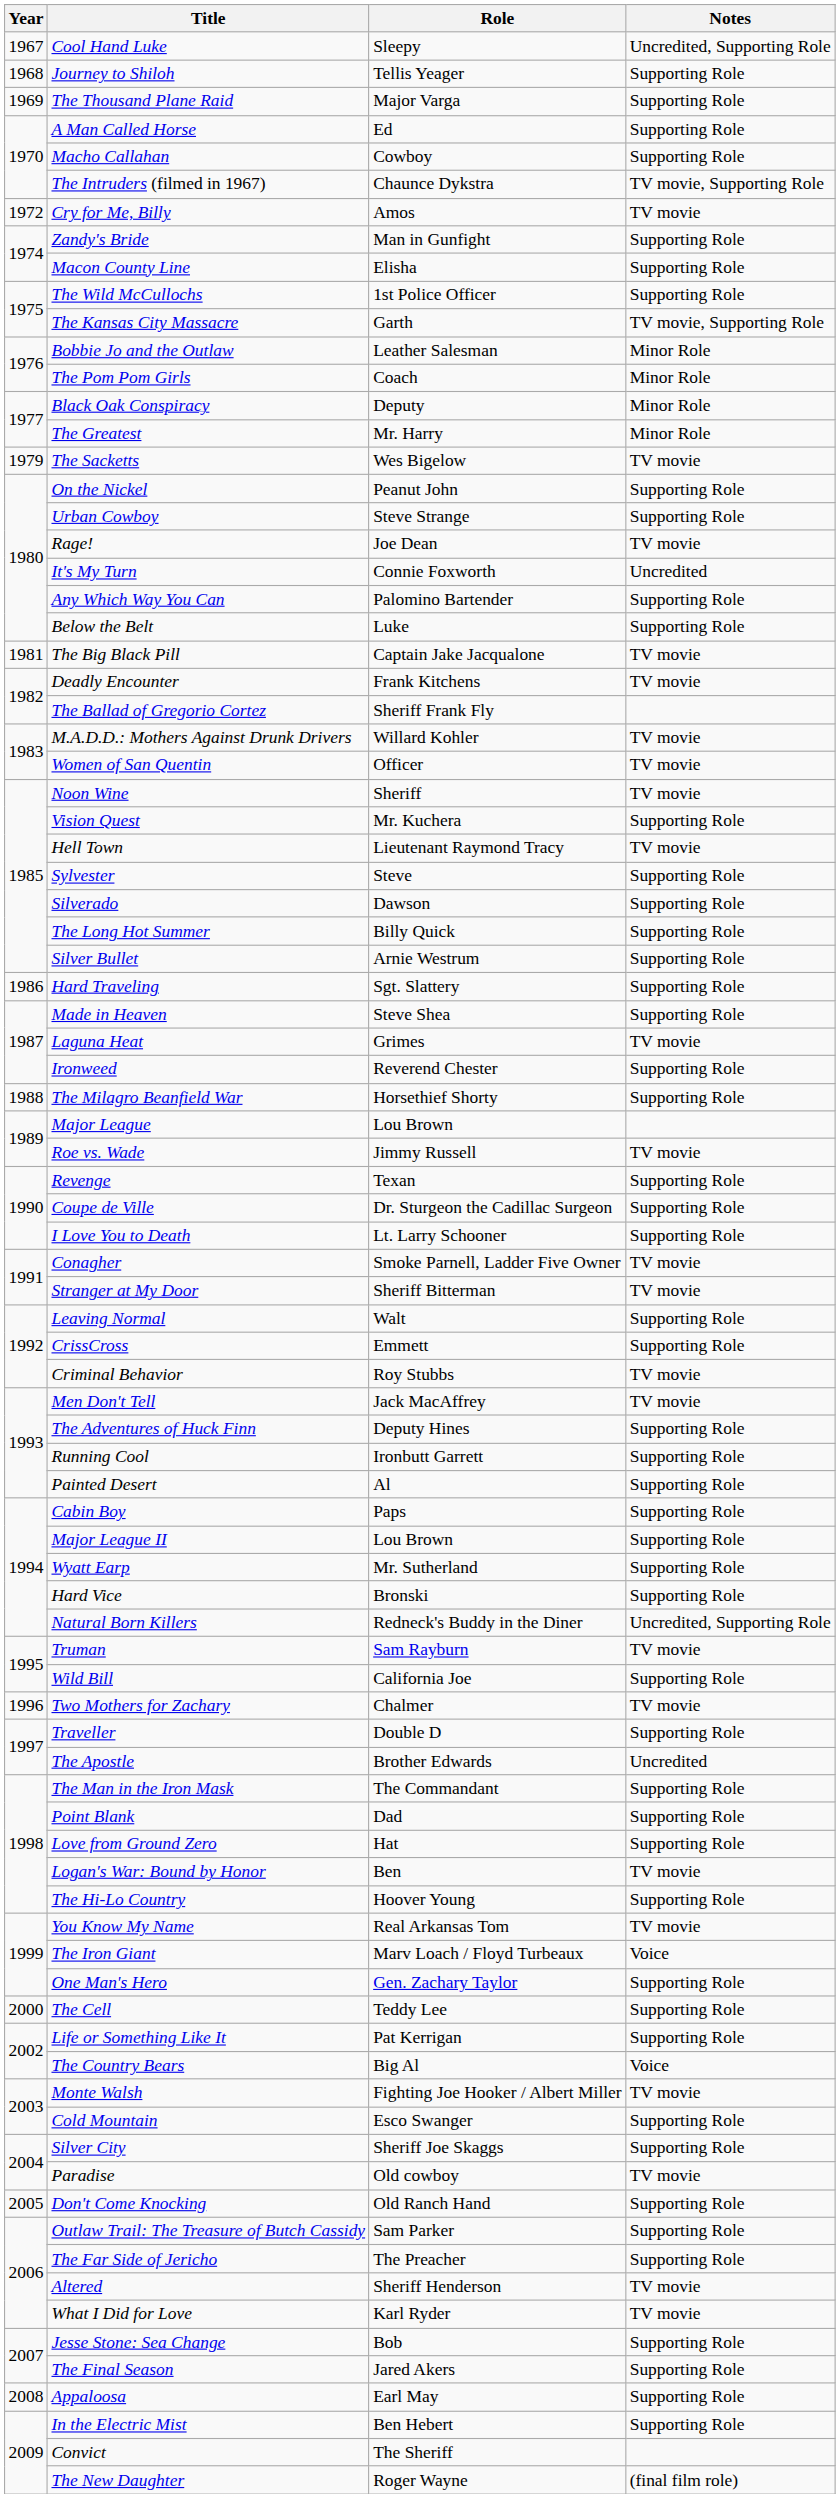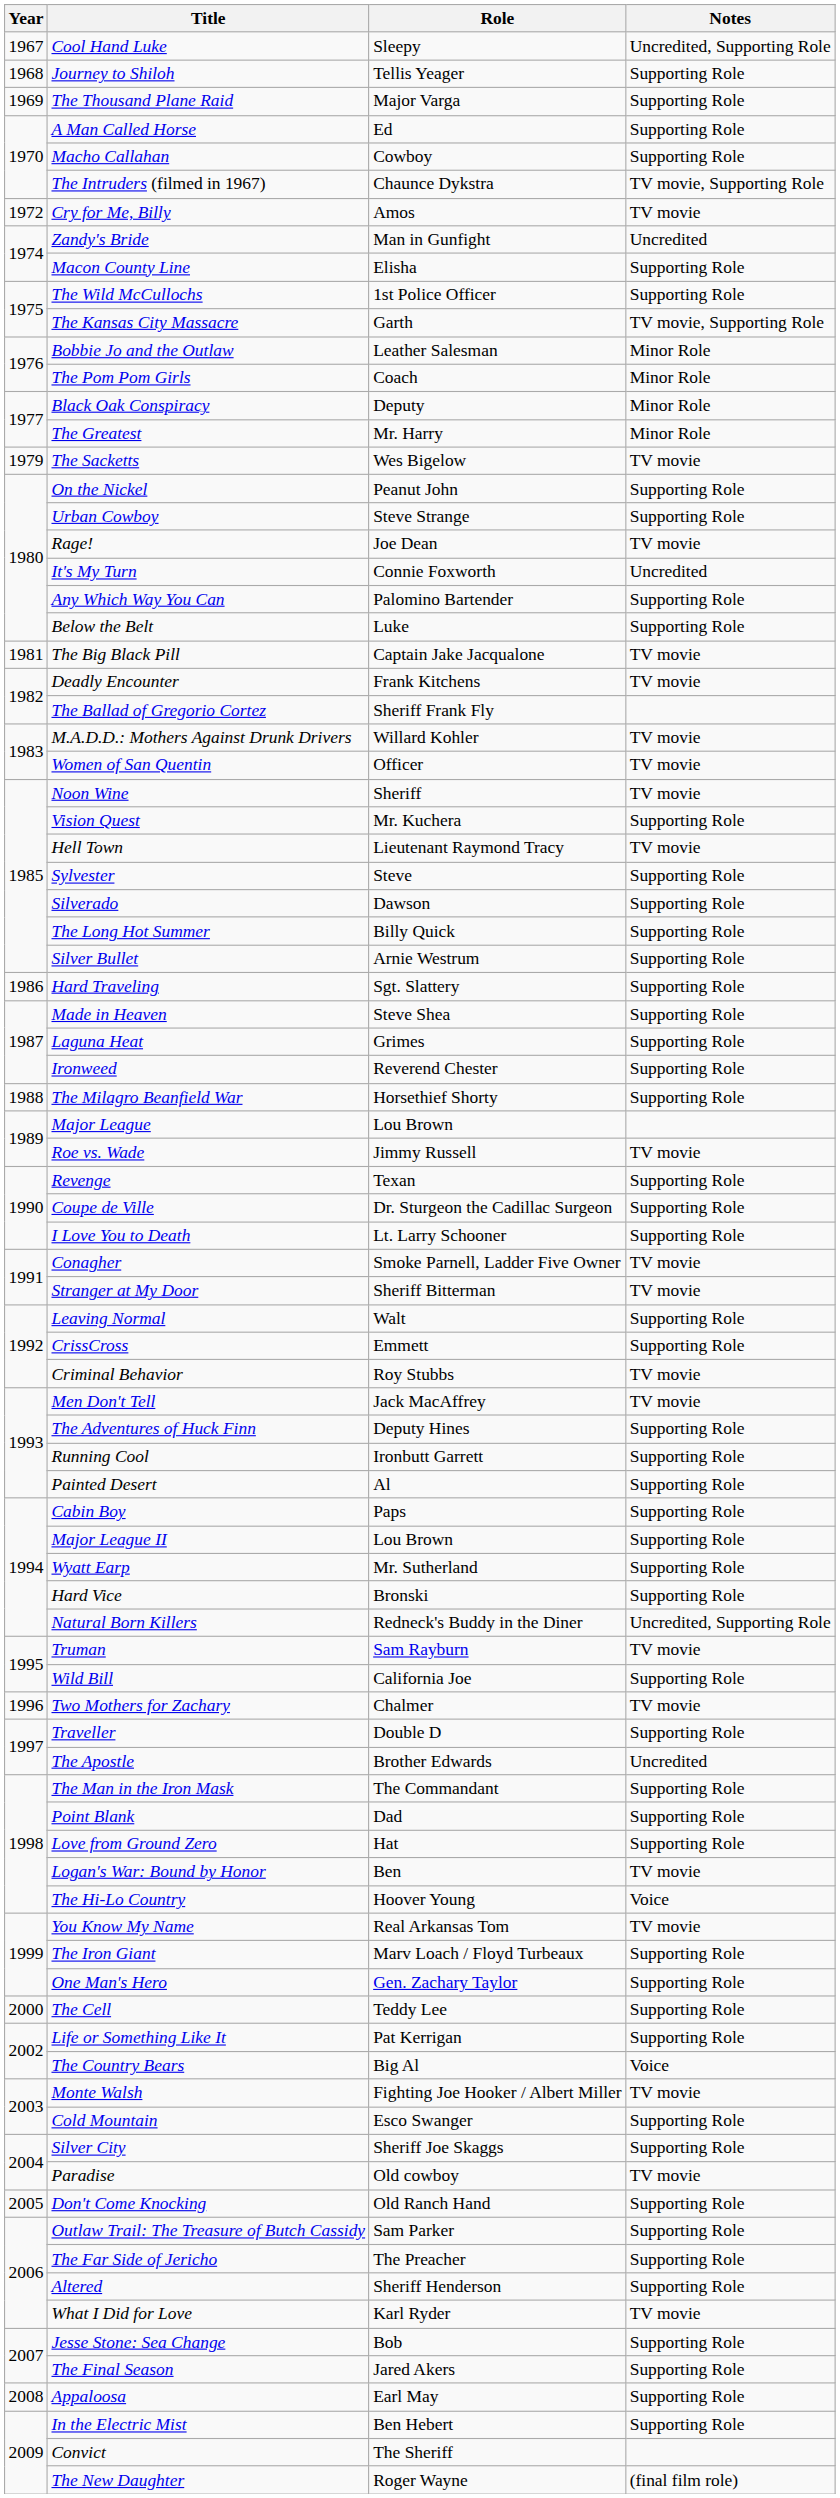(687, 239) Supporting Role -> (668, 239) Uncredited
(665, 1041) TV movie -> (687, 1041) Supporting Role
(687, 1899) Supporting Role -> (649, 1899) Voice
(649, 1954) Voice -> (687, 1954) Supporting Role
(665, 2286) TV movie -> (687, 2286) Supporting Role
